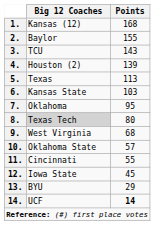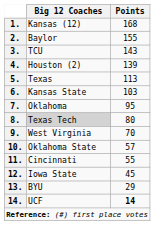(130, 133) 68 -> (130, 133) 70
